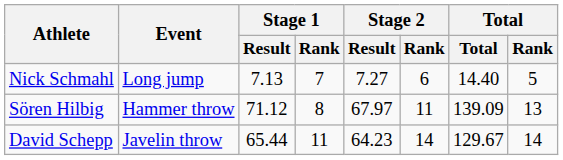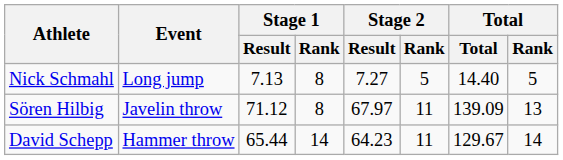(319, 79) 7 -> (319, 79) 8
(424, 79) 6 -> (424, 79) 5
(178, 109) Hammer throw -> (172, 109) Javelin throw
(172, 140) Javelin throw -> (178, 140) Hammer throw
(319, 140) 11 -> (319, 140) 14
(424, 140) 14 -> (424, 140) 11
